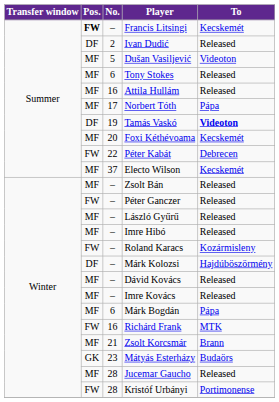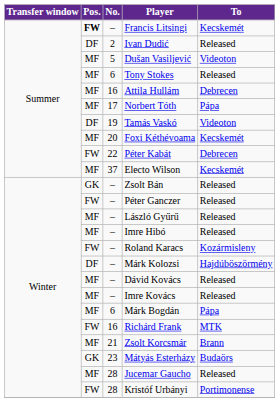(218, 91) Released -> (219, 91) Debrecen
(219, 122) bold -> (218, 122) normal
(92, 185) MF -> (92, 185) GK
